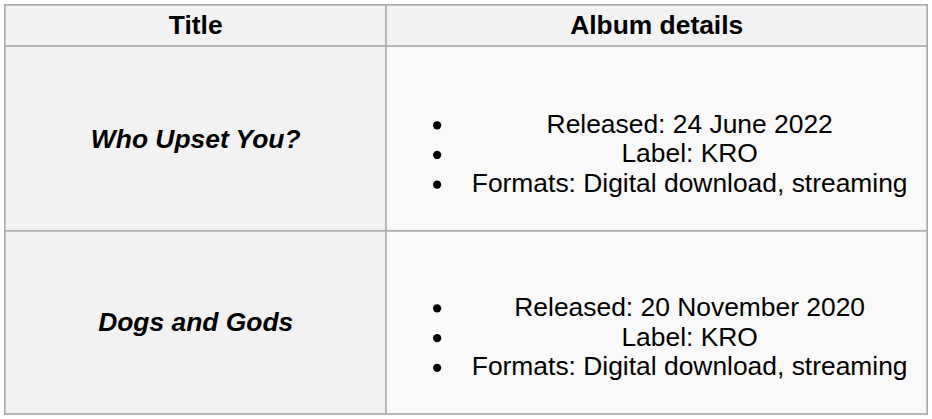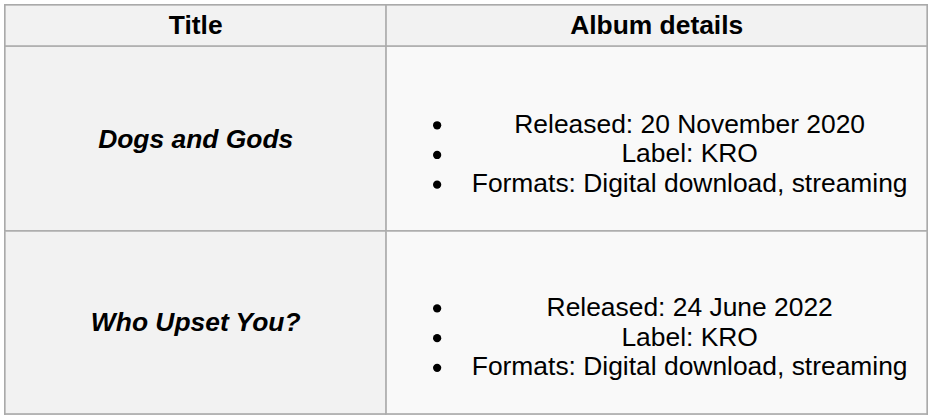rows swapped: (196, 322) <-> (196, 138)
